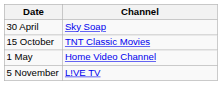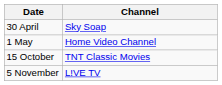rows swapped: (20, 57) <-> (30, 42)
